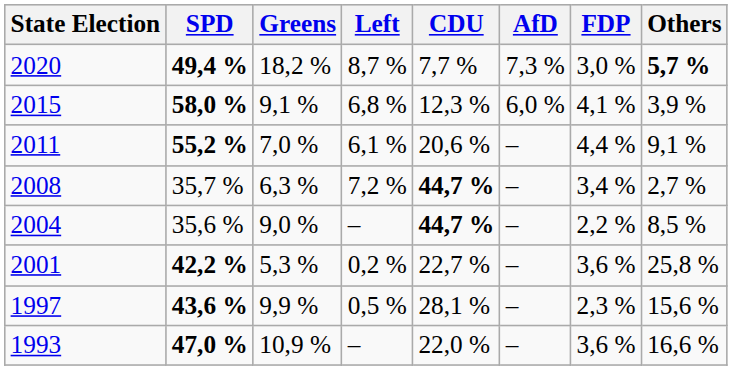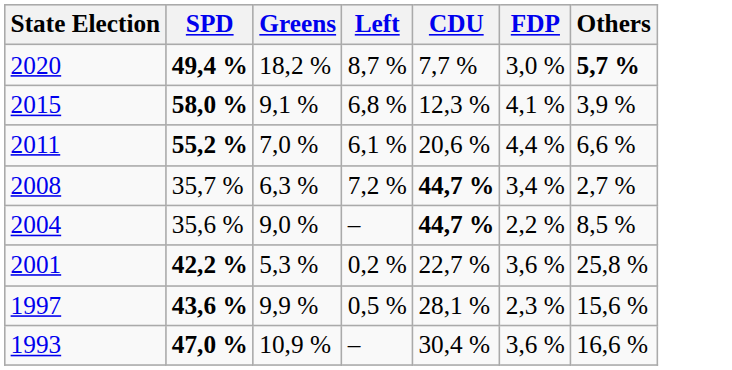- column: (535, 24)
(677, 144) 9,1 % -> (606, 144) 6,6 %
(454, 345) 22,0 % -> (454, 345) 30,4 %
